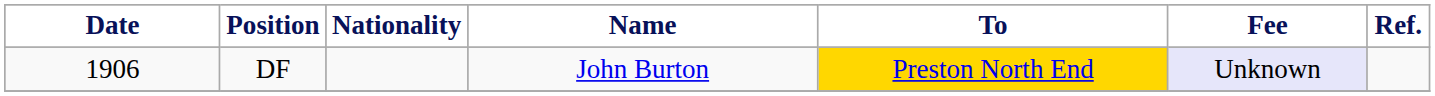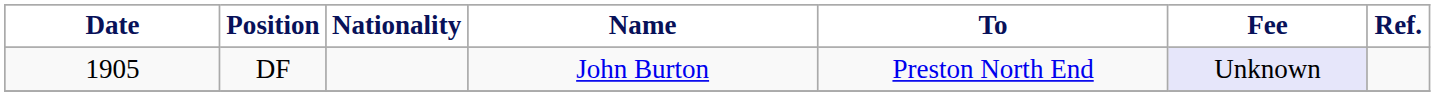(112, 68) 1906 -> (112, 68) 1905
(993, 68) gold background -> (993, 68) no background
